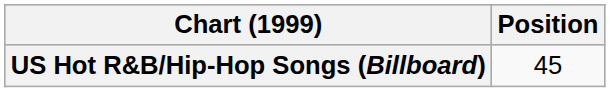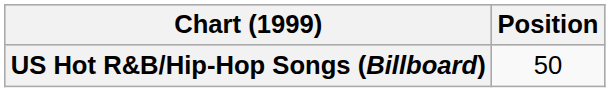(548, 65) 45 -> (548, 65) 50
